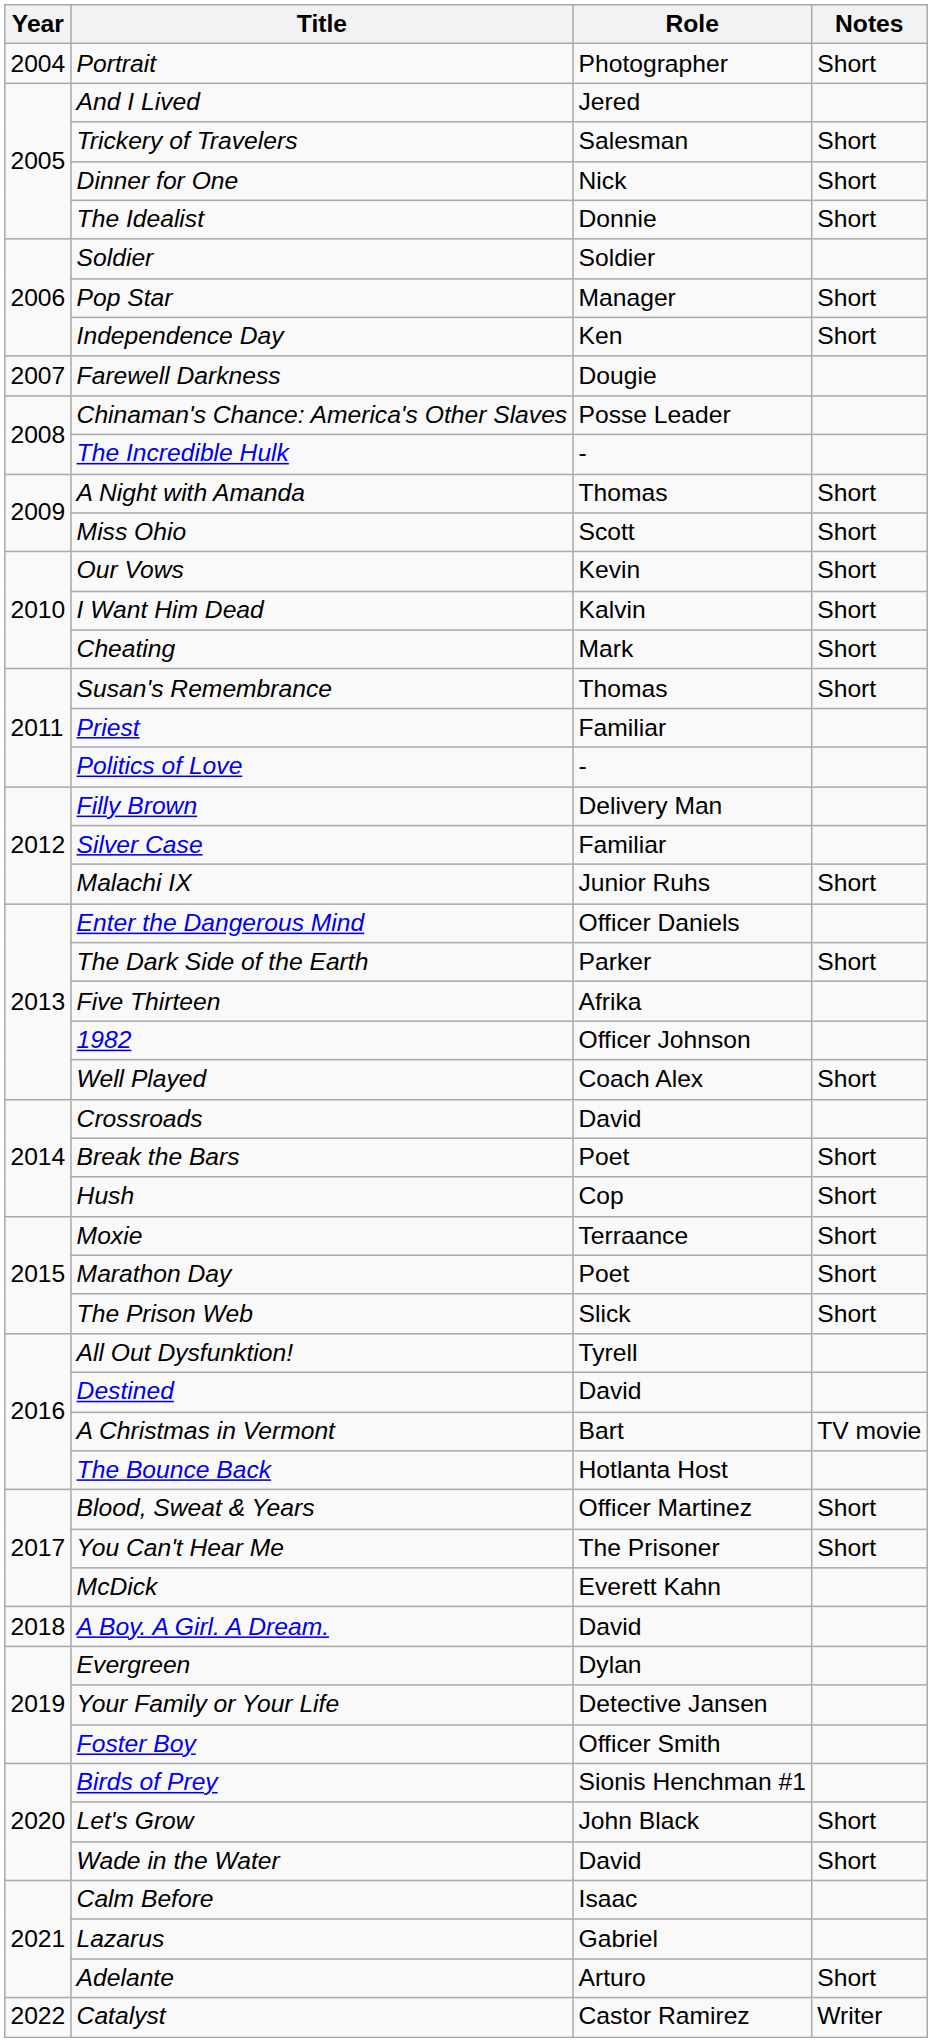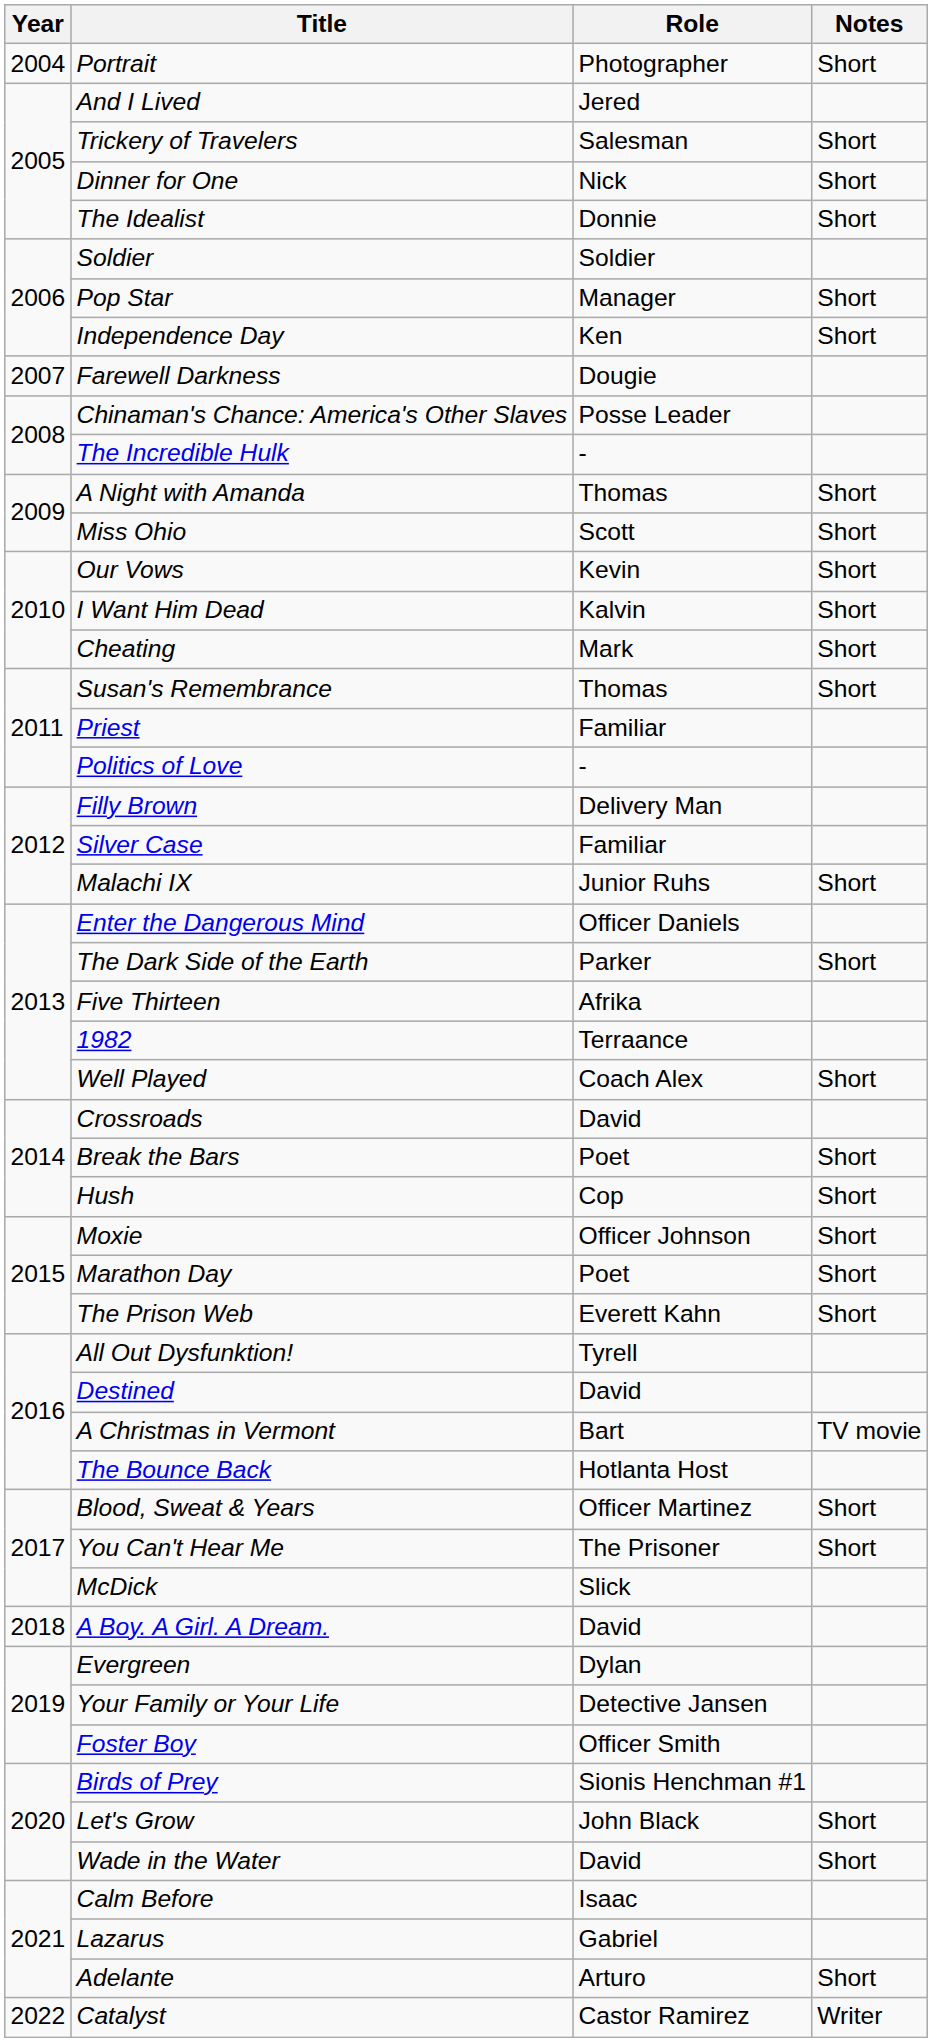(665, 1040) Officer Johnson -> (633, 1040) Terraance
(633, 1235) Terraance -> (665, 1235) Officer Johnson
(605, 1313) Slick -> (650, 1313) Everett Kahn
(650, 1587) Everett Kahn -> (605, 1587) Slick
